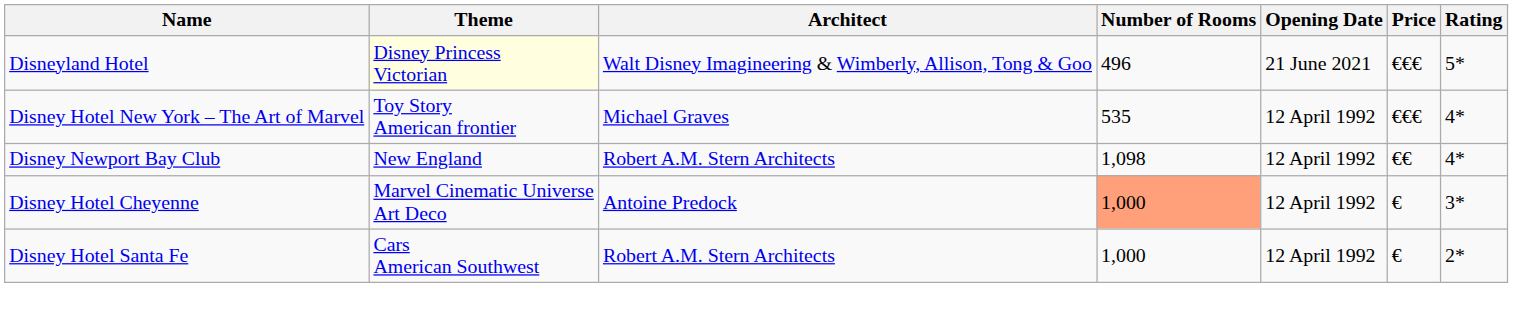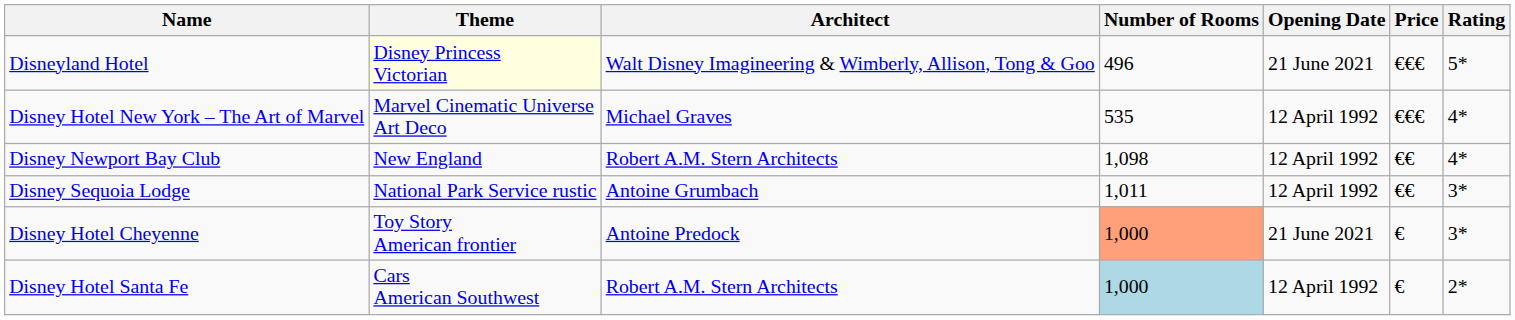(445, 116) Toy Story American frontier -> (484, 116) Marvel Cinematic Universe Art Deco
+ row: (100, 190)
(484, 201) Marvel Cinematic Universe Art Deco -> (445, 233) Toy Story American frontier
(1320, 201) 12 April 1992 -> (1321, 233) 21 June 2021
(1123, 255) no background -> (1126, 287) lightblue background
